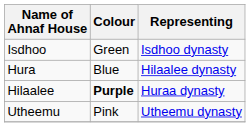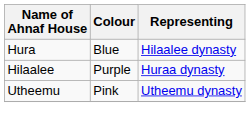- row: (27, 49)
(113, 91) bold -> (112, 70) normal
